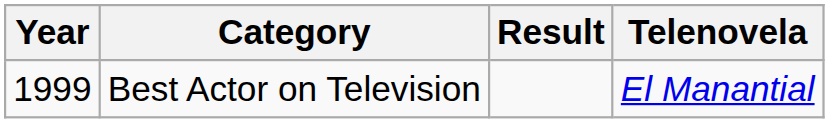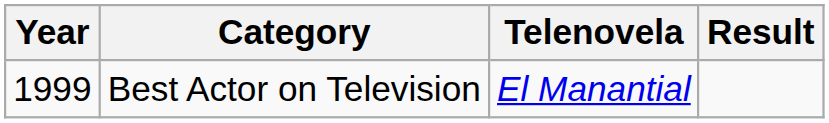columns swapped: (718, 32) <-> (551, 32)
